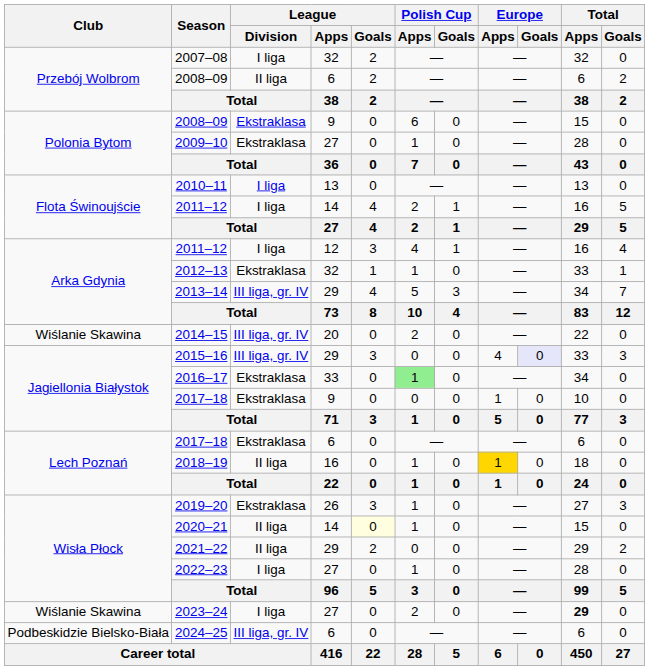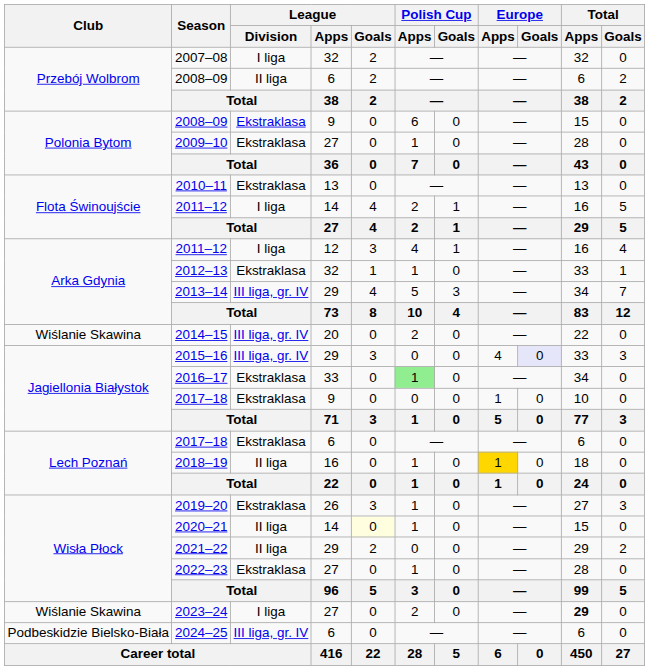(271, 185) I liga -> (271, 185) Ekstraklasa
(271, 569) I liga -> (271, 569) Ekstraklasa
